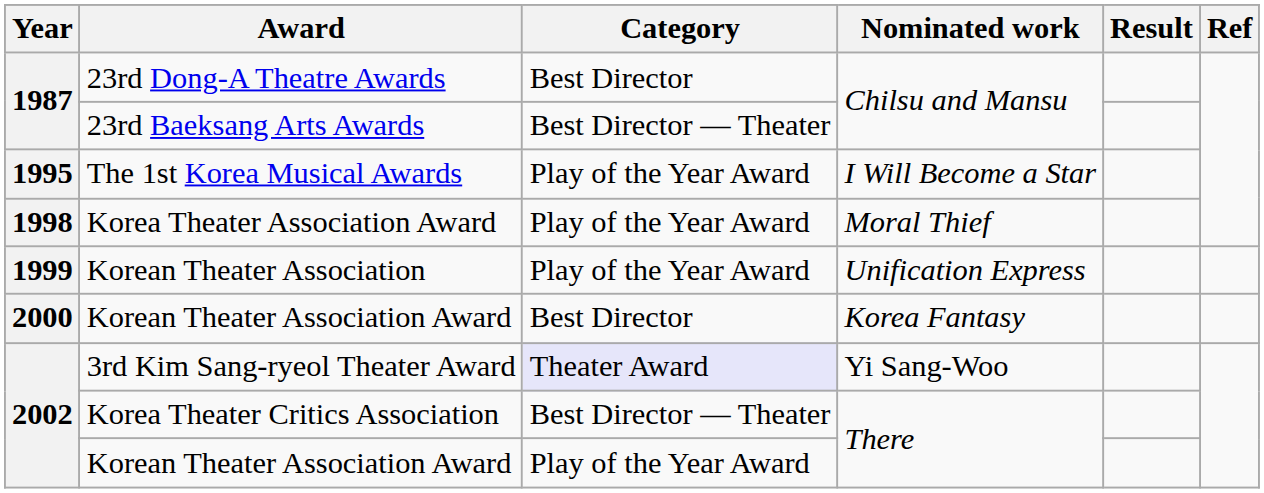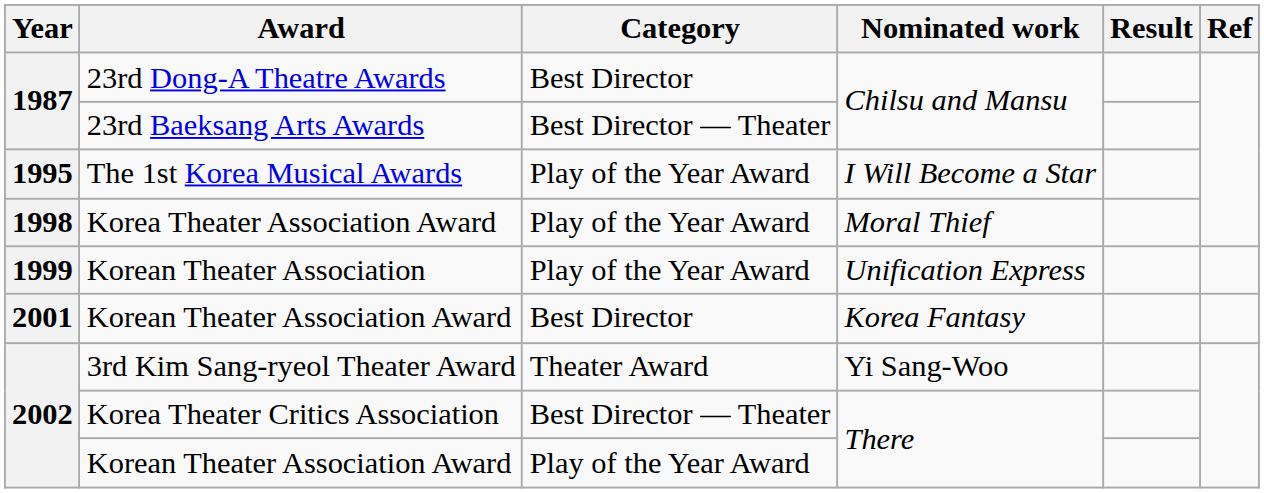(42, 317) 2000 -> (42, 317) 2001
(619, 366) lavender background -> (619, 366) no background
